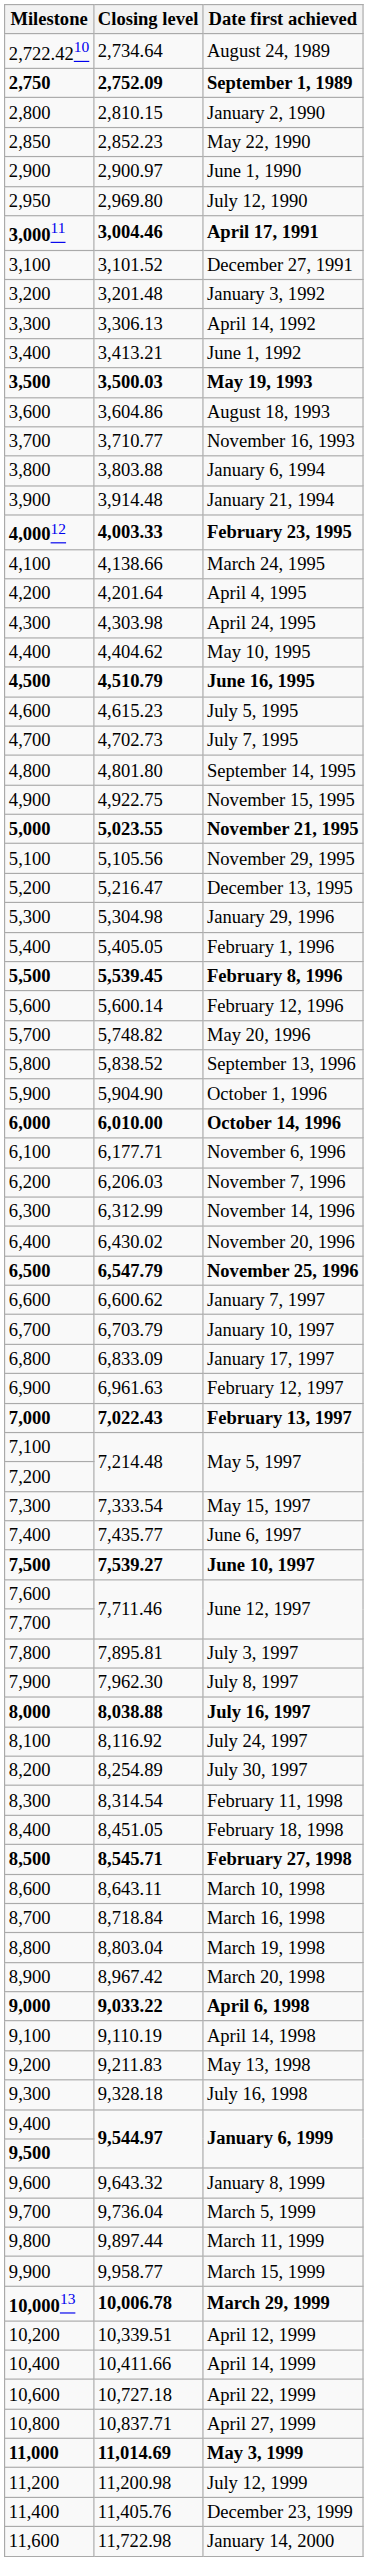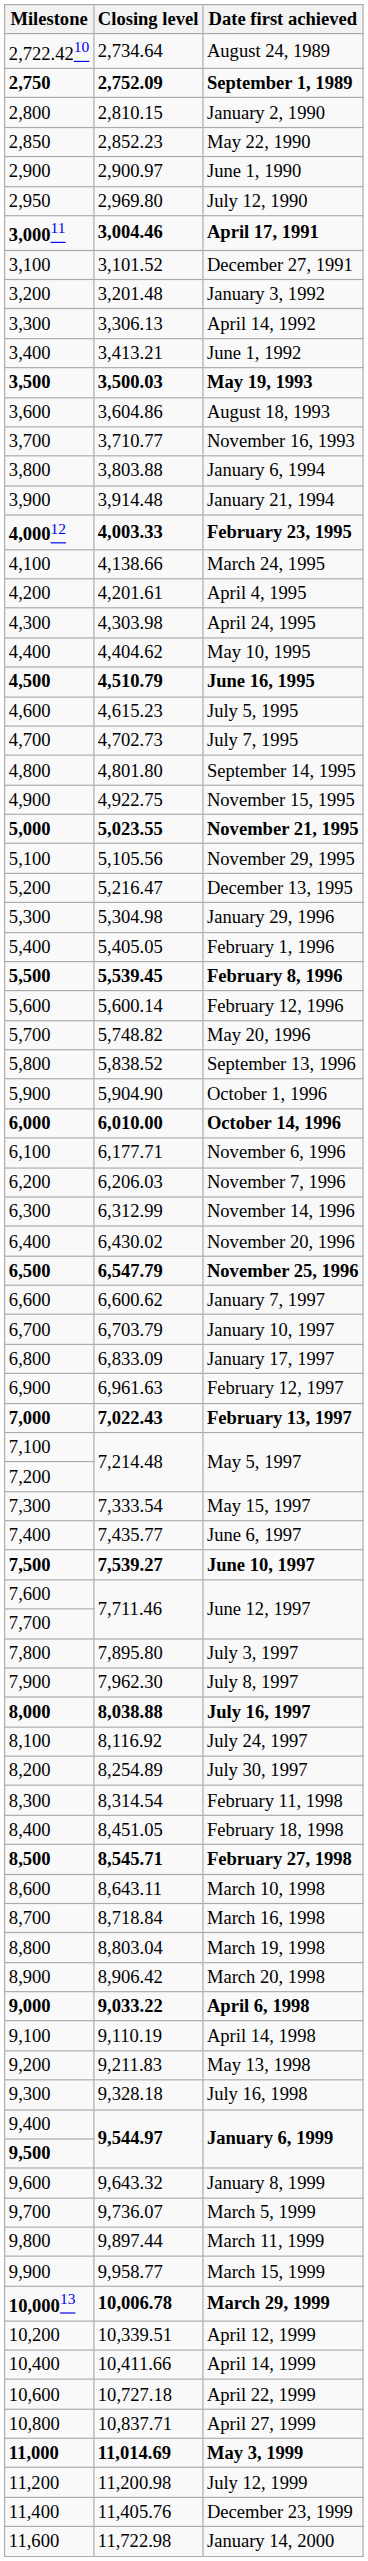(130, 593) 4,201.64 -> (130, 593) 4,201.61
(130, 1653) 7,895.81 -> (130, 1653) 7,895.80
(130, 1976) 8,967.42 -> (130, 1976) 8,906.42
(130, 2212) 9,736.04 -> (130, 2212) 9,736.07
